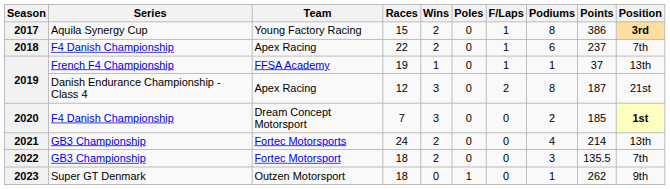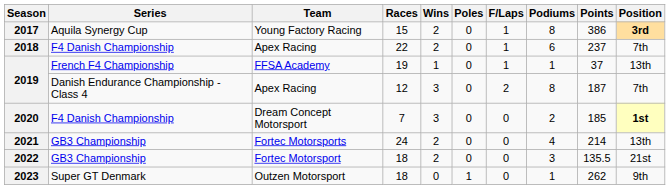(640, 89) 21st -> (640, 89) 7th
(640, 159) 7th -> (640, 159) 21st
